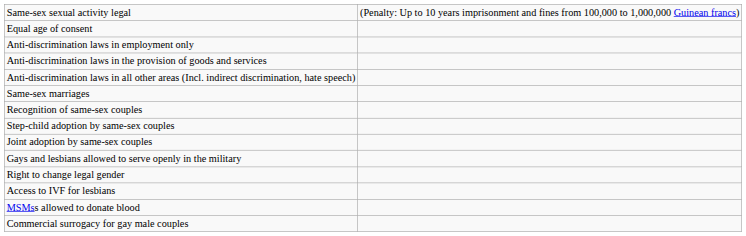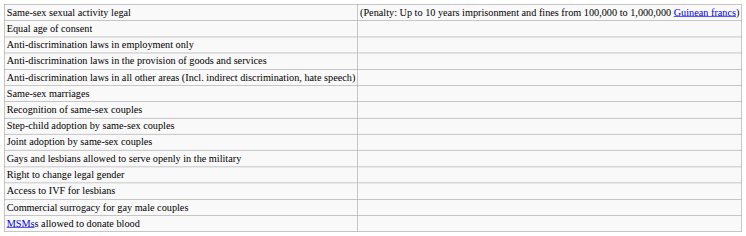rows swapped: (98, 223) <-> (73, 207)
